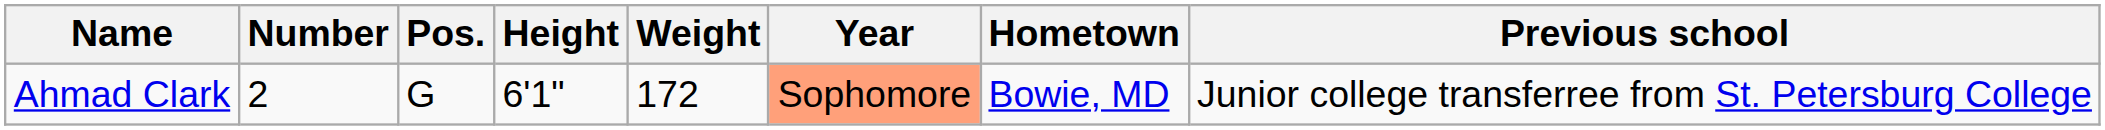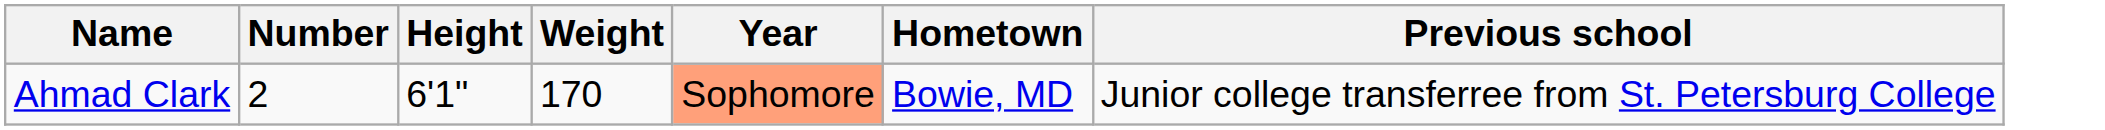- column: (446, 34)
(668, 93) 172 -> (571, 93) 170
